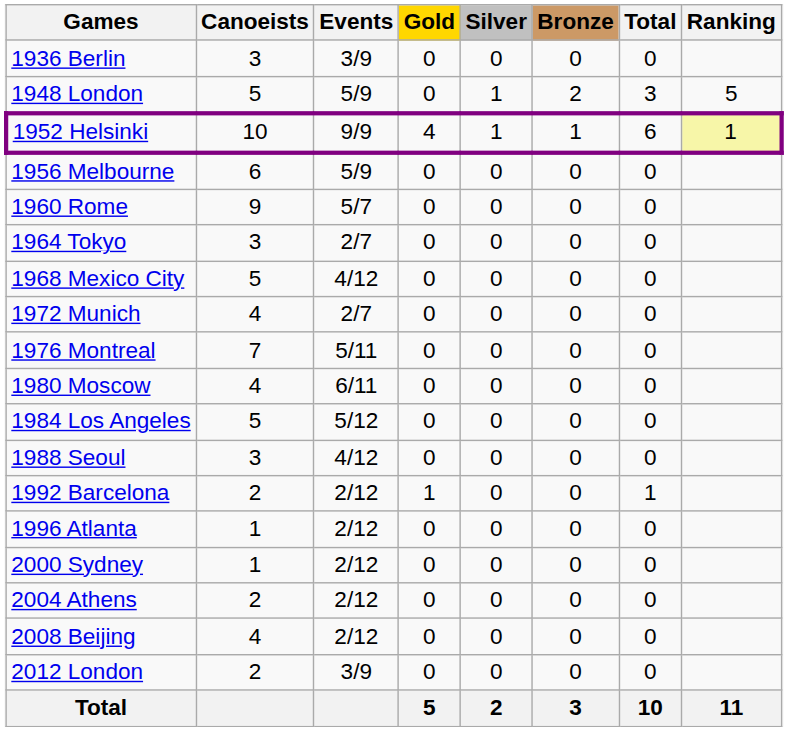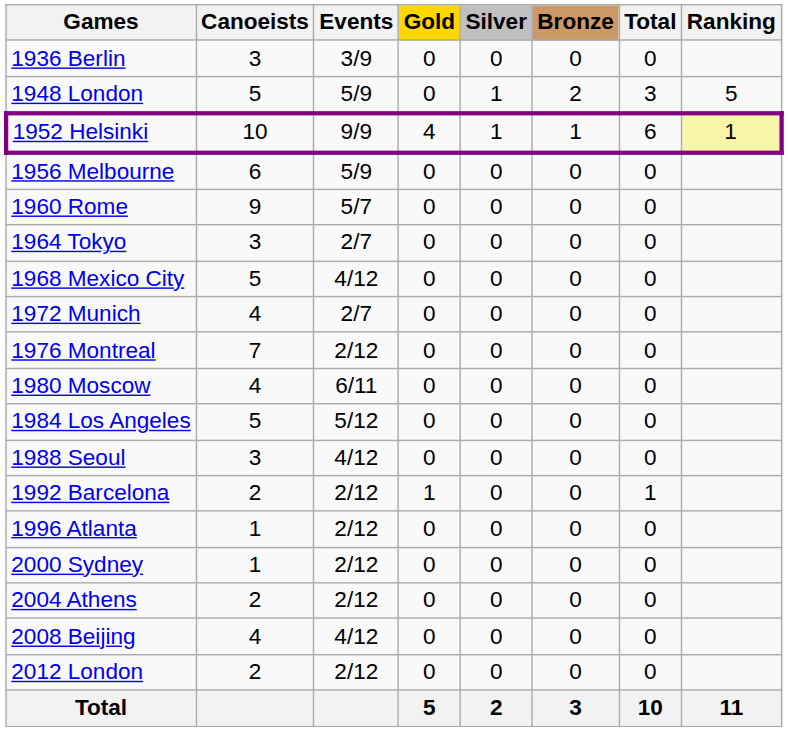(356, 350) 5/11 -> (356, 350) 2/12
(356, 636) 2/12 -> (356, 636) 4/12
(356, 672) 3/9 -> (356, 672) 2/12
